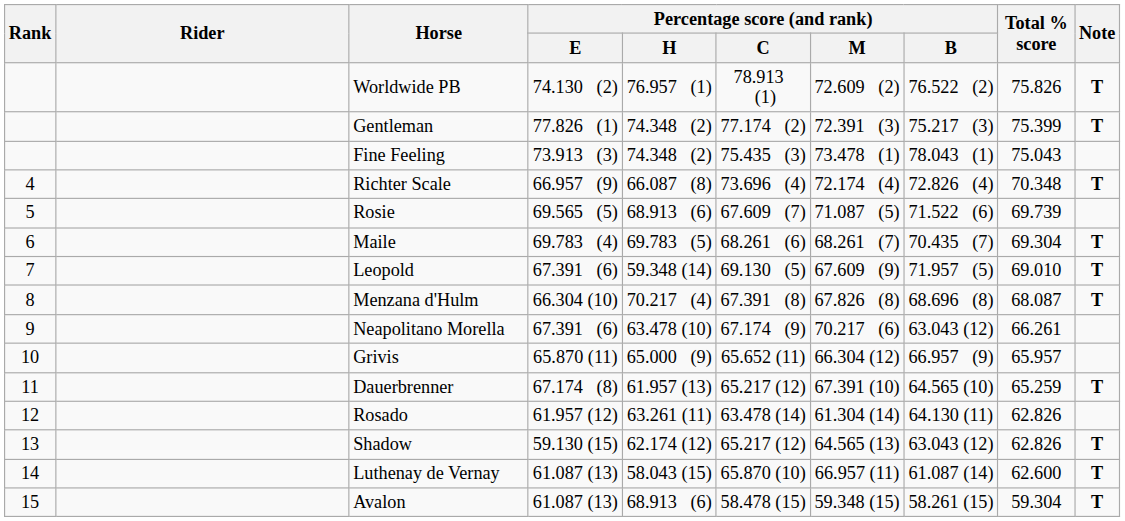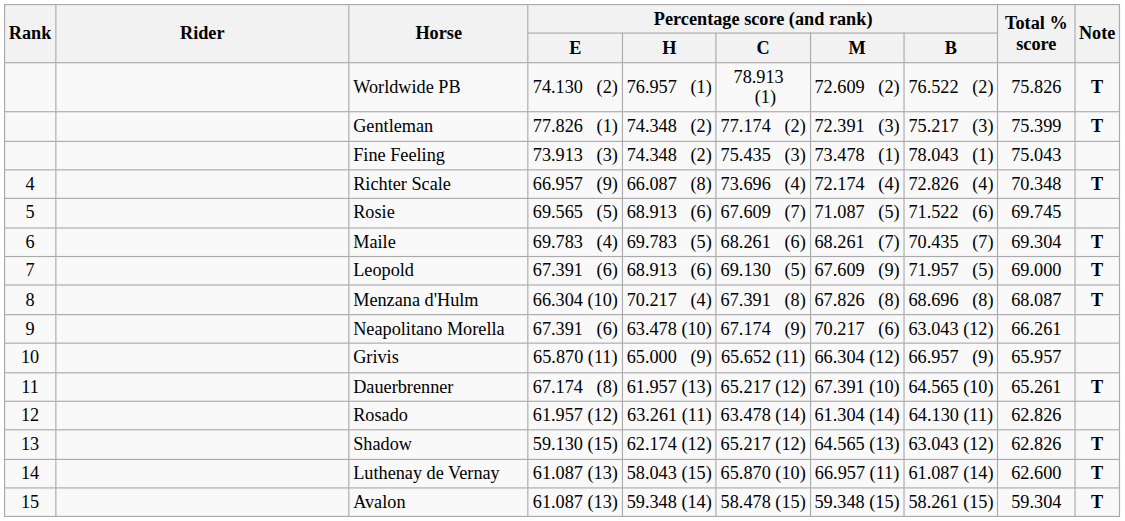(1036, 213) 69.739 -> (1036, 213) 69.745
(669, 270) 59.348 (14) -> (669, 270) 68.913 (6)
(1036, 270) 69.010 -> (1036, 270) 69.000
(1036, 386) 65.259 -> (1036, 386) 65.261
(669, 502) 68.913 (6) -> (669, 502) 59.348 (14)
